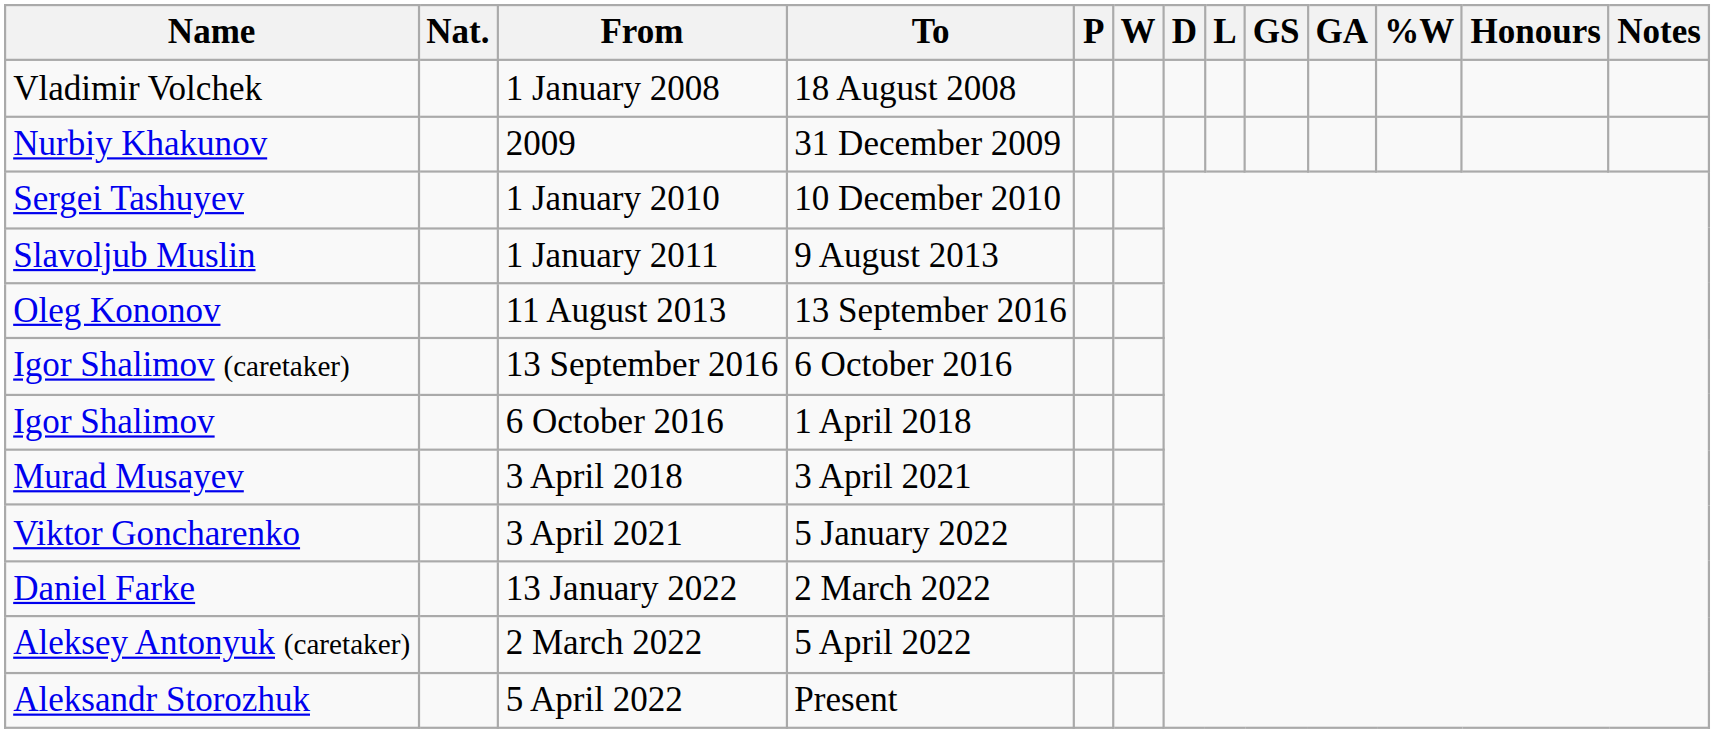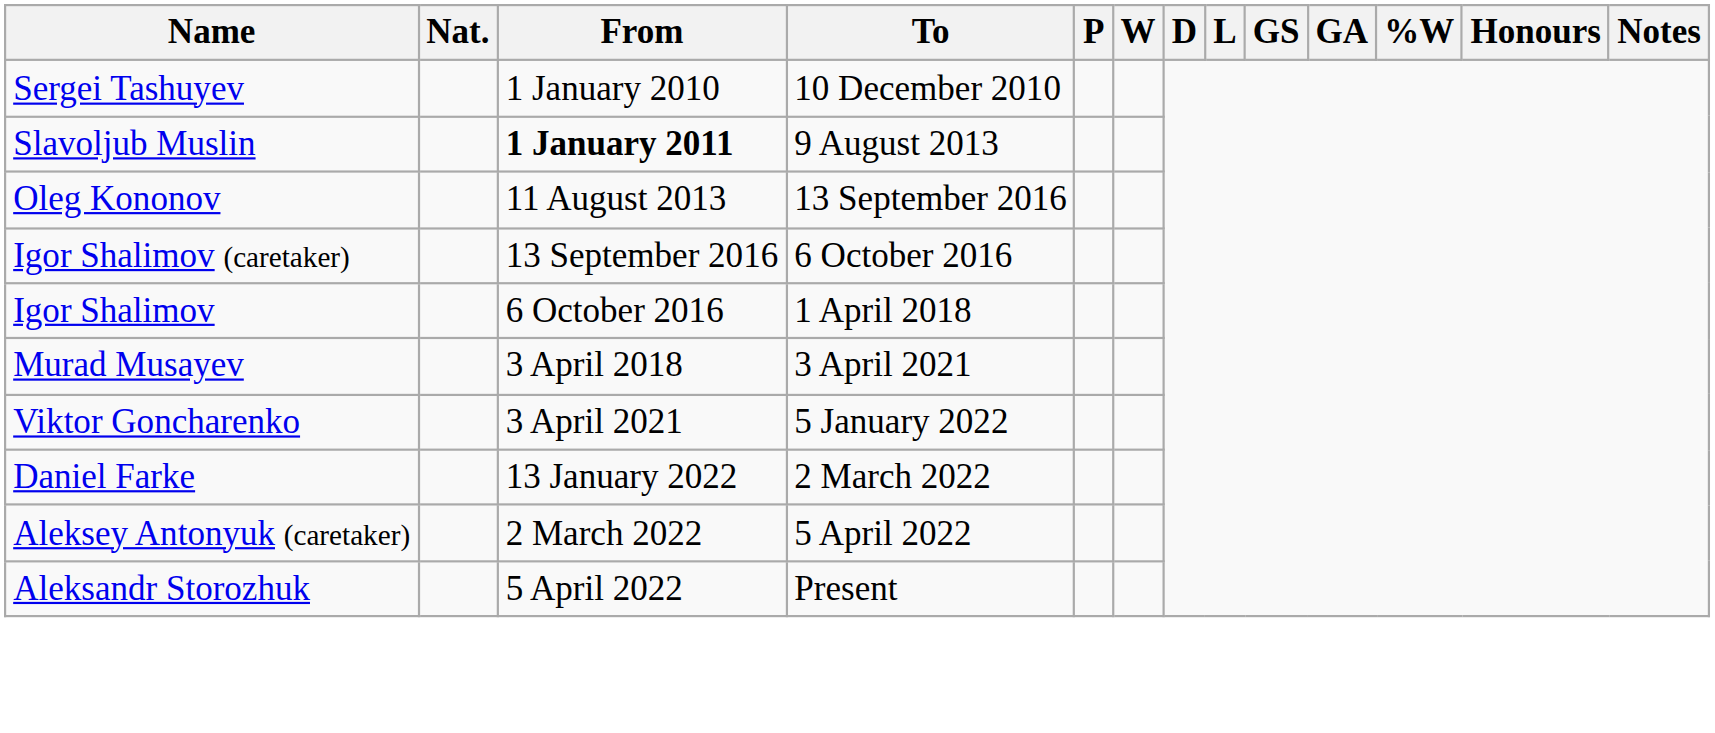- row: (138, 87)
- row: (140, 143)
(612, 254) normal -> (620, 143) bold
